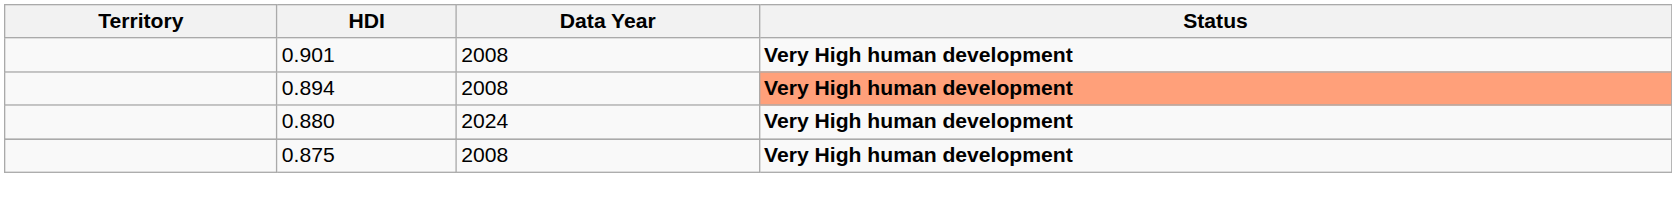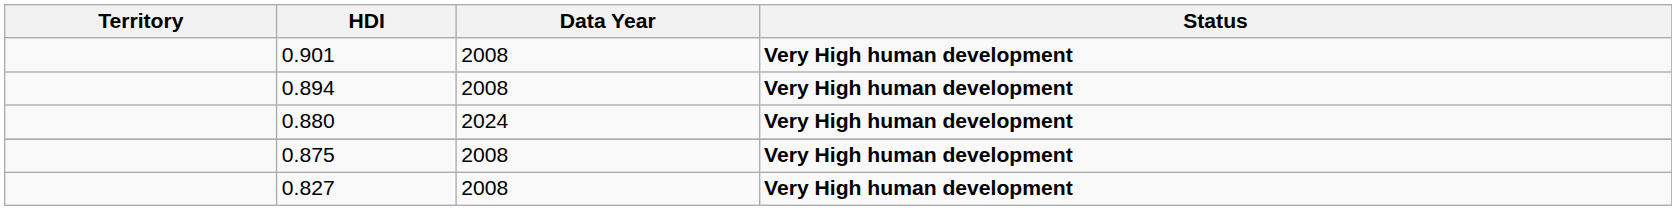(918, 88) lightsalmon background -> (918, 88) no background
+ row: (308, 188)
